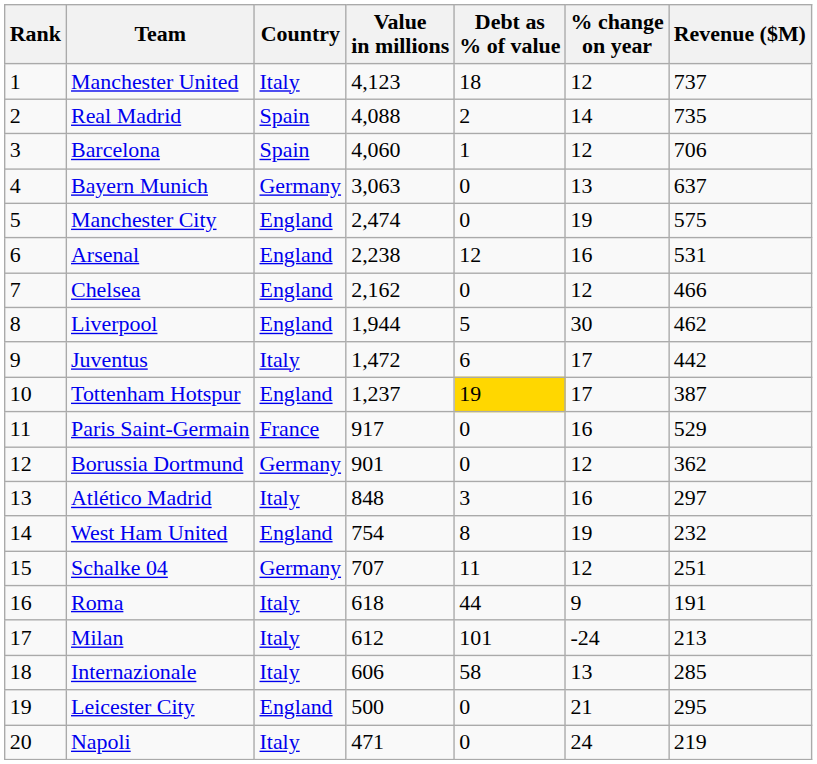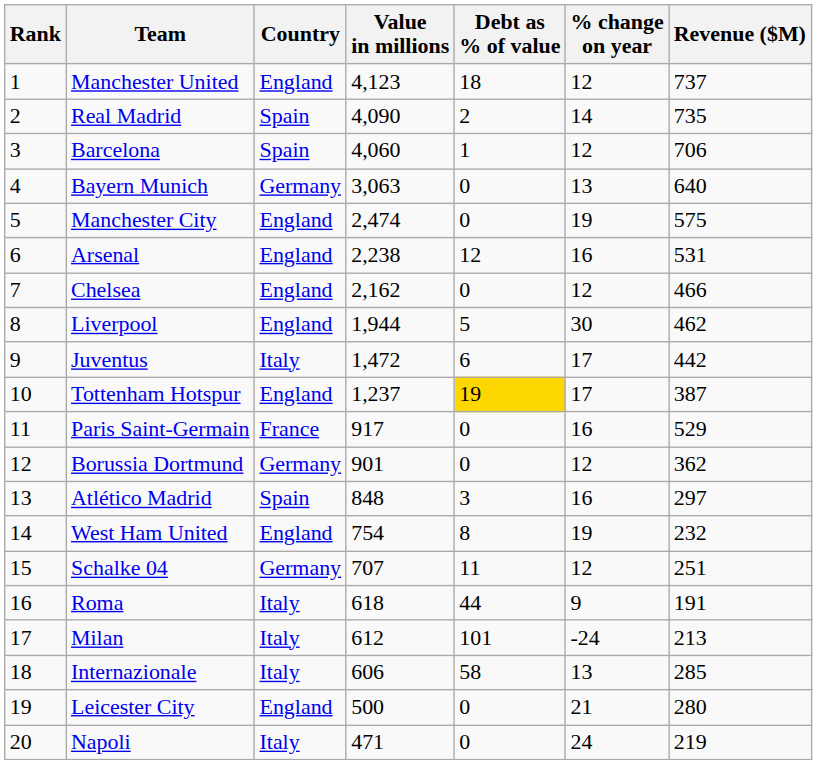(280, 81) Italy -> (296, 81) England
(376, 116) 4,088 -> (376, 116) 4,090
(690, 185) 637 -> (690, 185) 640
(280, 498) Italy -> (284, 498) Spain
(690, 707) 295 -> (690, 707) 280
